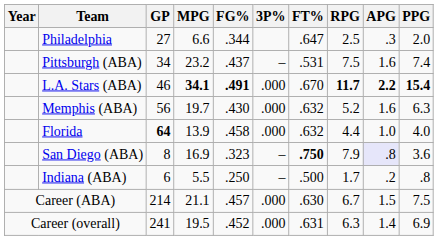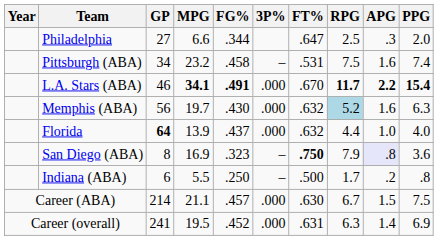(237, 62) .437 -> (237, 62) .458
(351, 108) no background -> (351, 108) lightblue background
(237, 131) .458 -> (237, 131) .437
